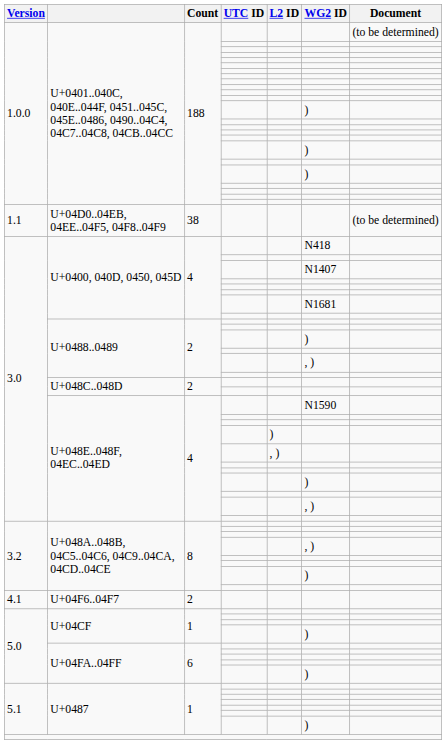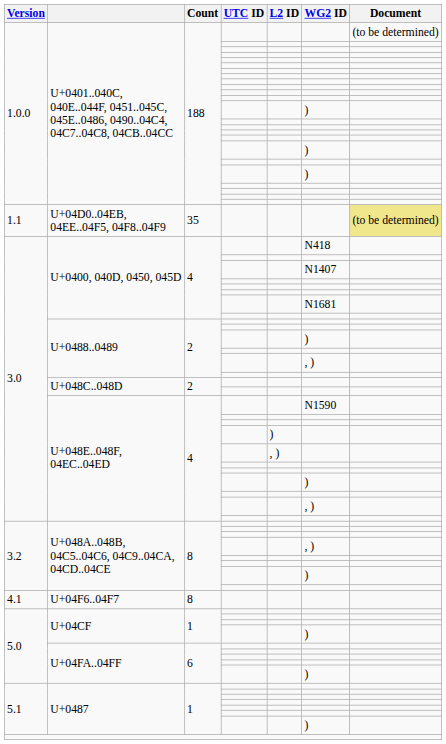(193, 220) 38 -> (193, 220) 35
(396, 220) no background -> (396, 220) khaki background
(190, 599) 2 -> (190, 599) 8
